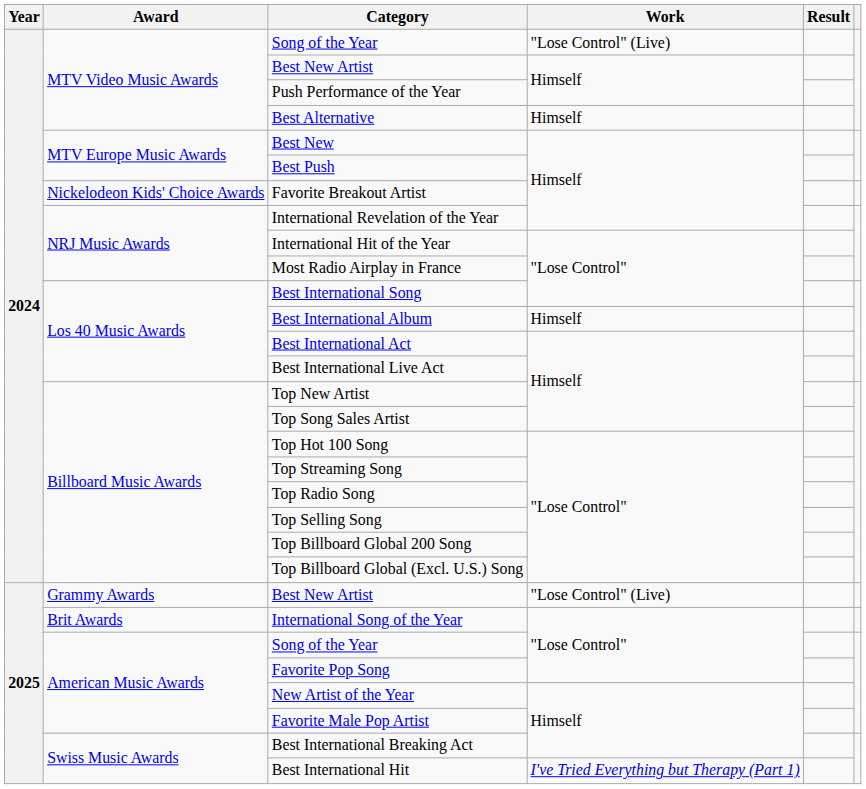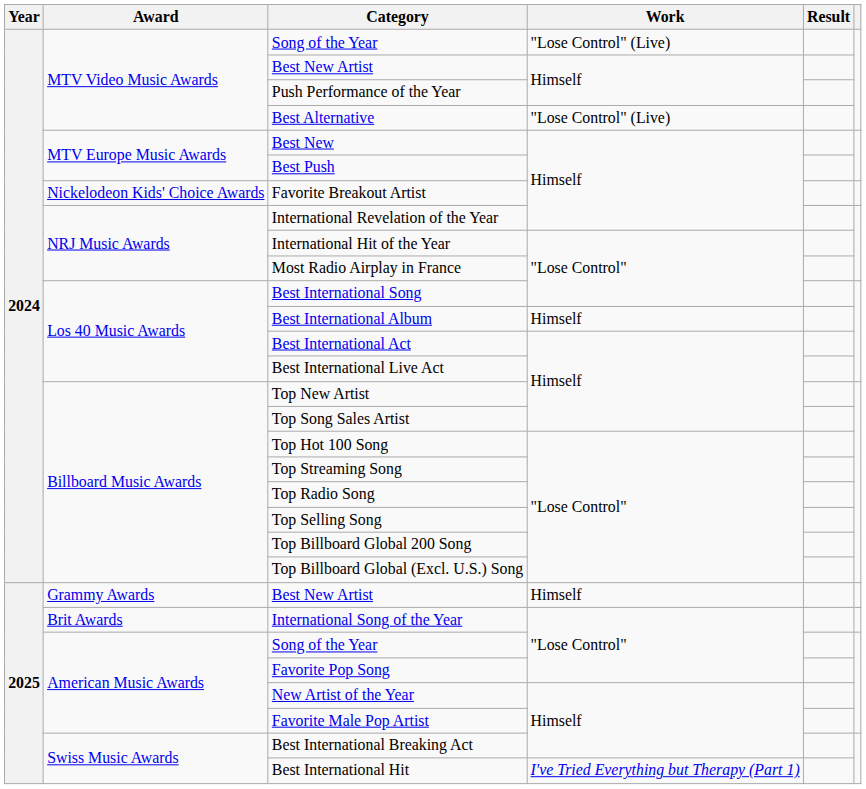(556, 117) Himself -> (600, 117) "Lose Control" (Live)
(600, 594) "Lose Control" (Live) -> (556, 594) Himself
